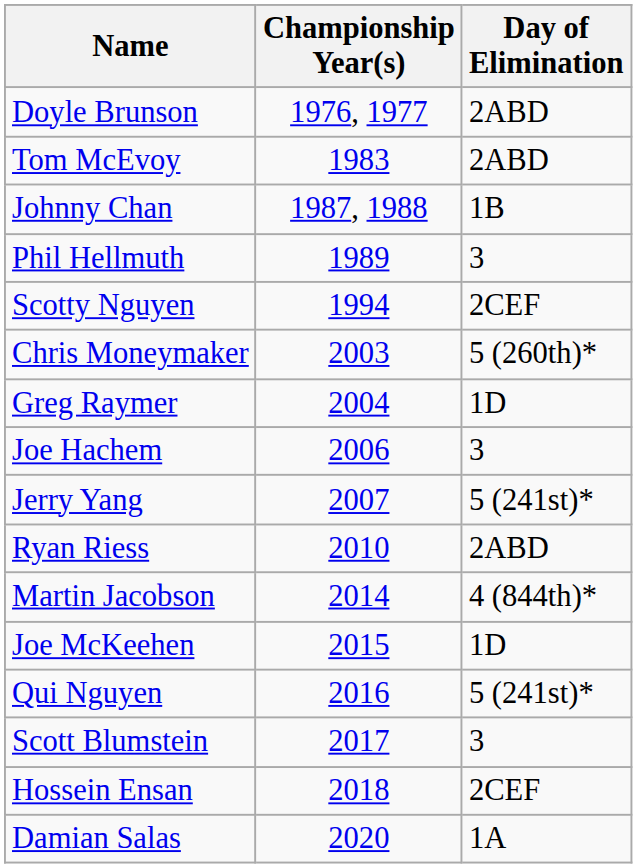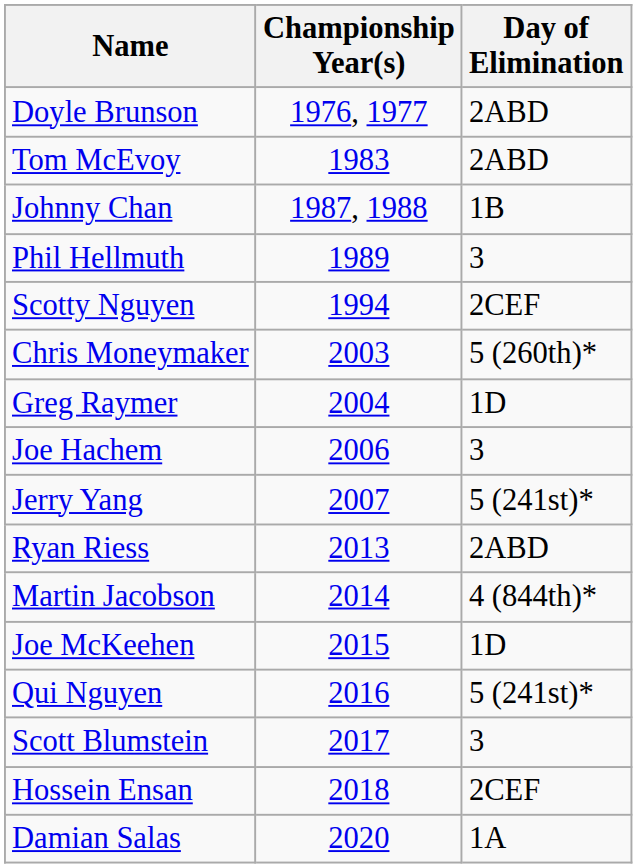(359, 547) 2010 -> (359, 547) 2013
